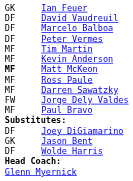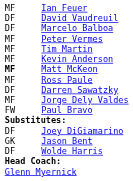(10, 8) GK -> (10, 8) MF
(10, 39) DF -> (10, 39) MF
(10, 90) MF -> (10, 90) DF
(10, 100) FW -> (10, 100) MF
(10, 110) MF -> (10, 110) FW
